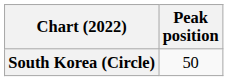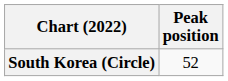(191, 62) 50 -> (191, 62) 52
